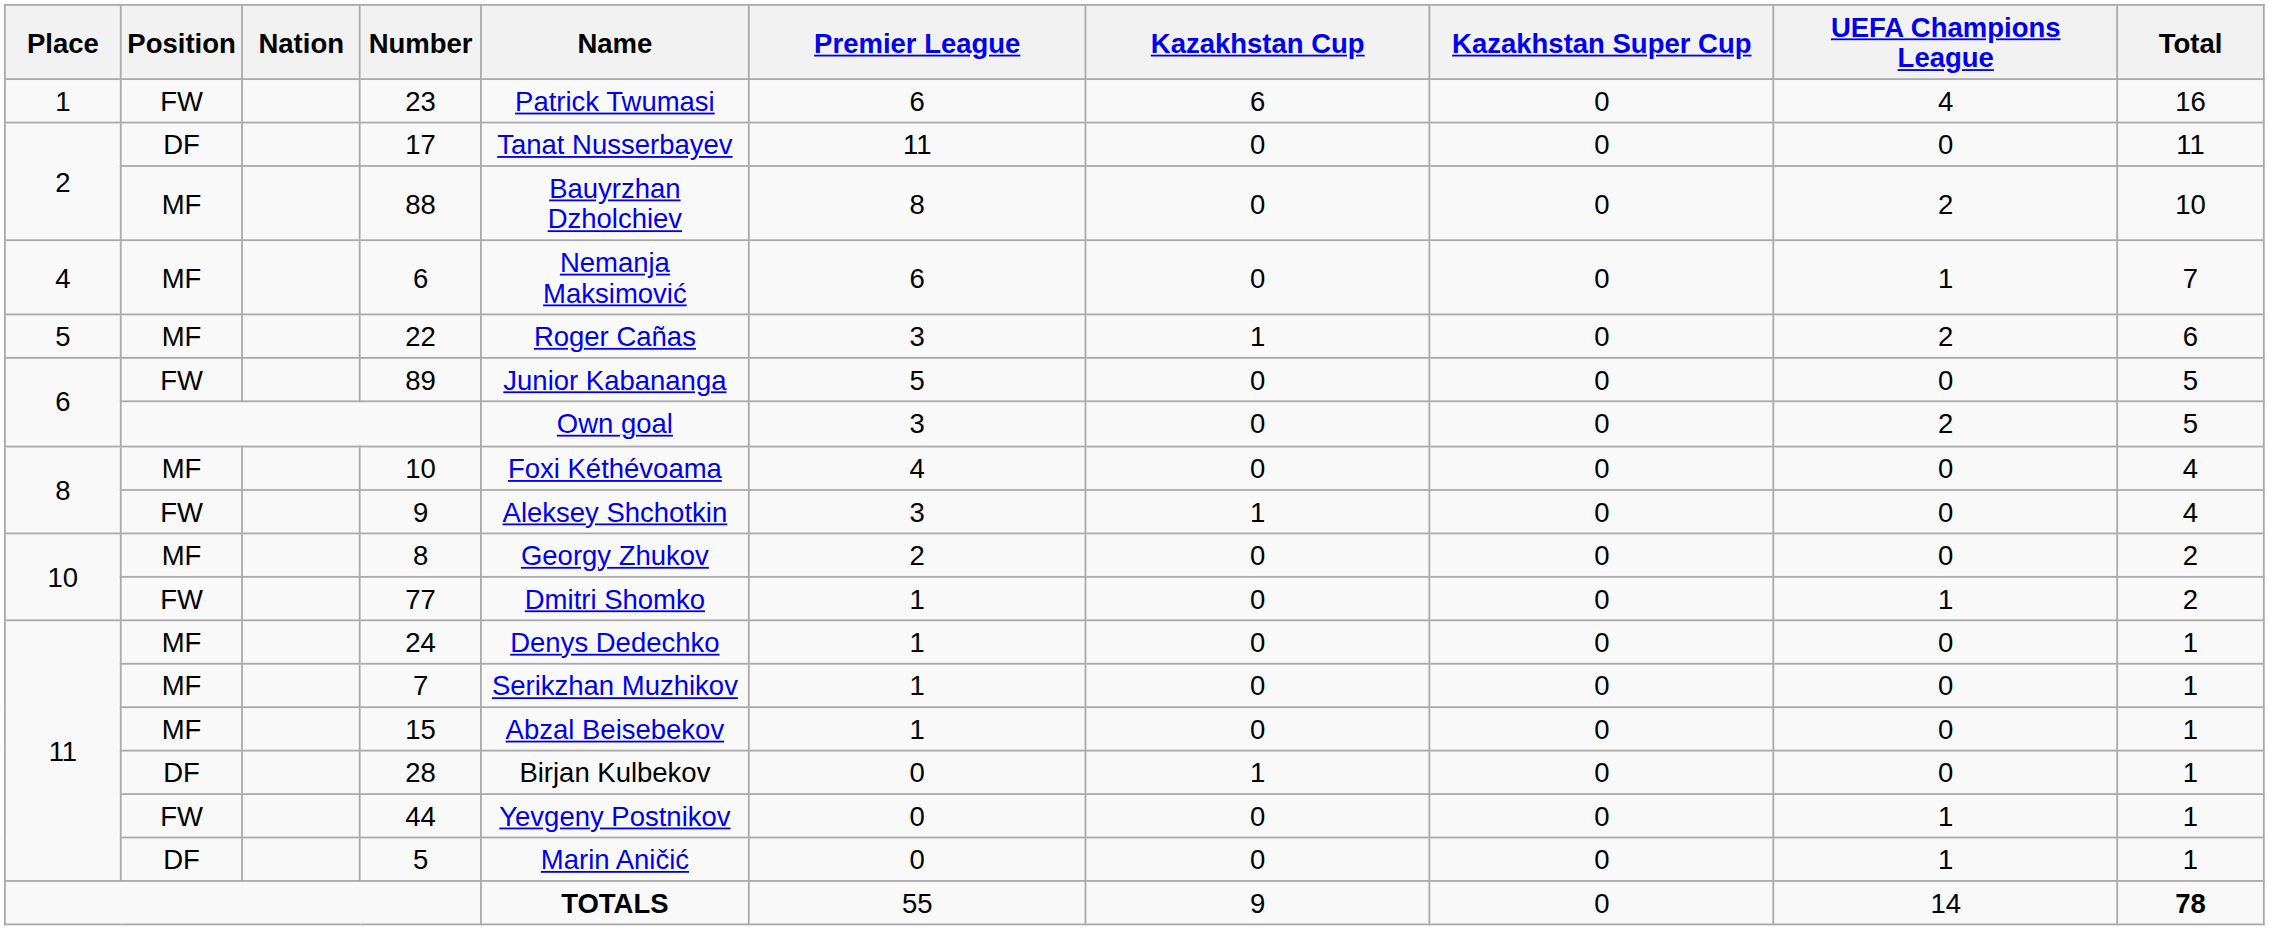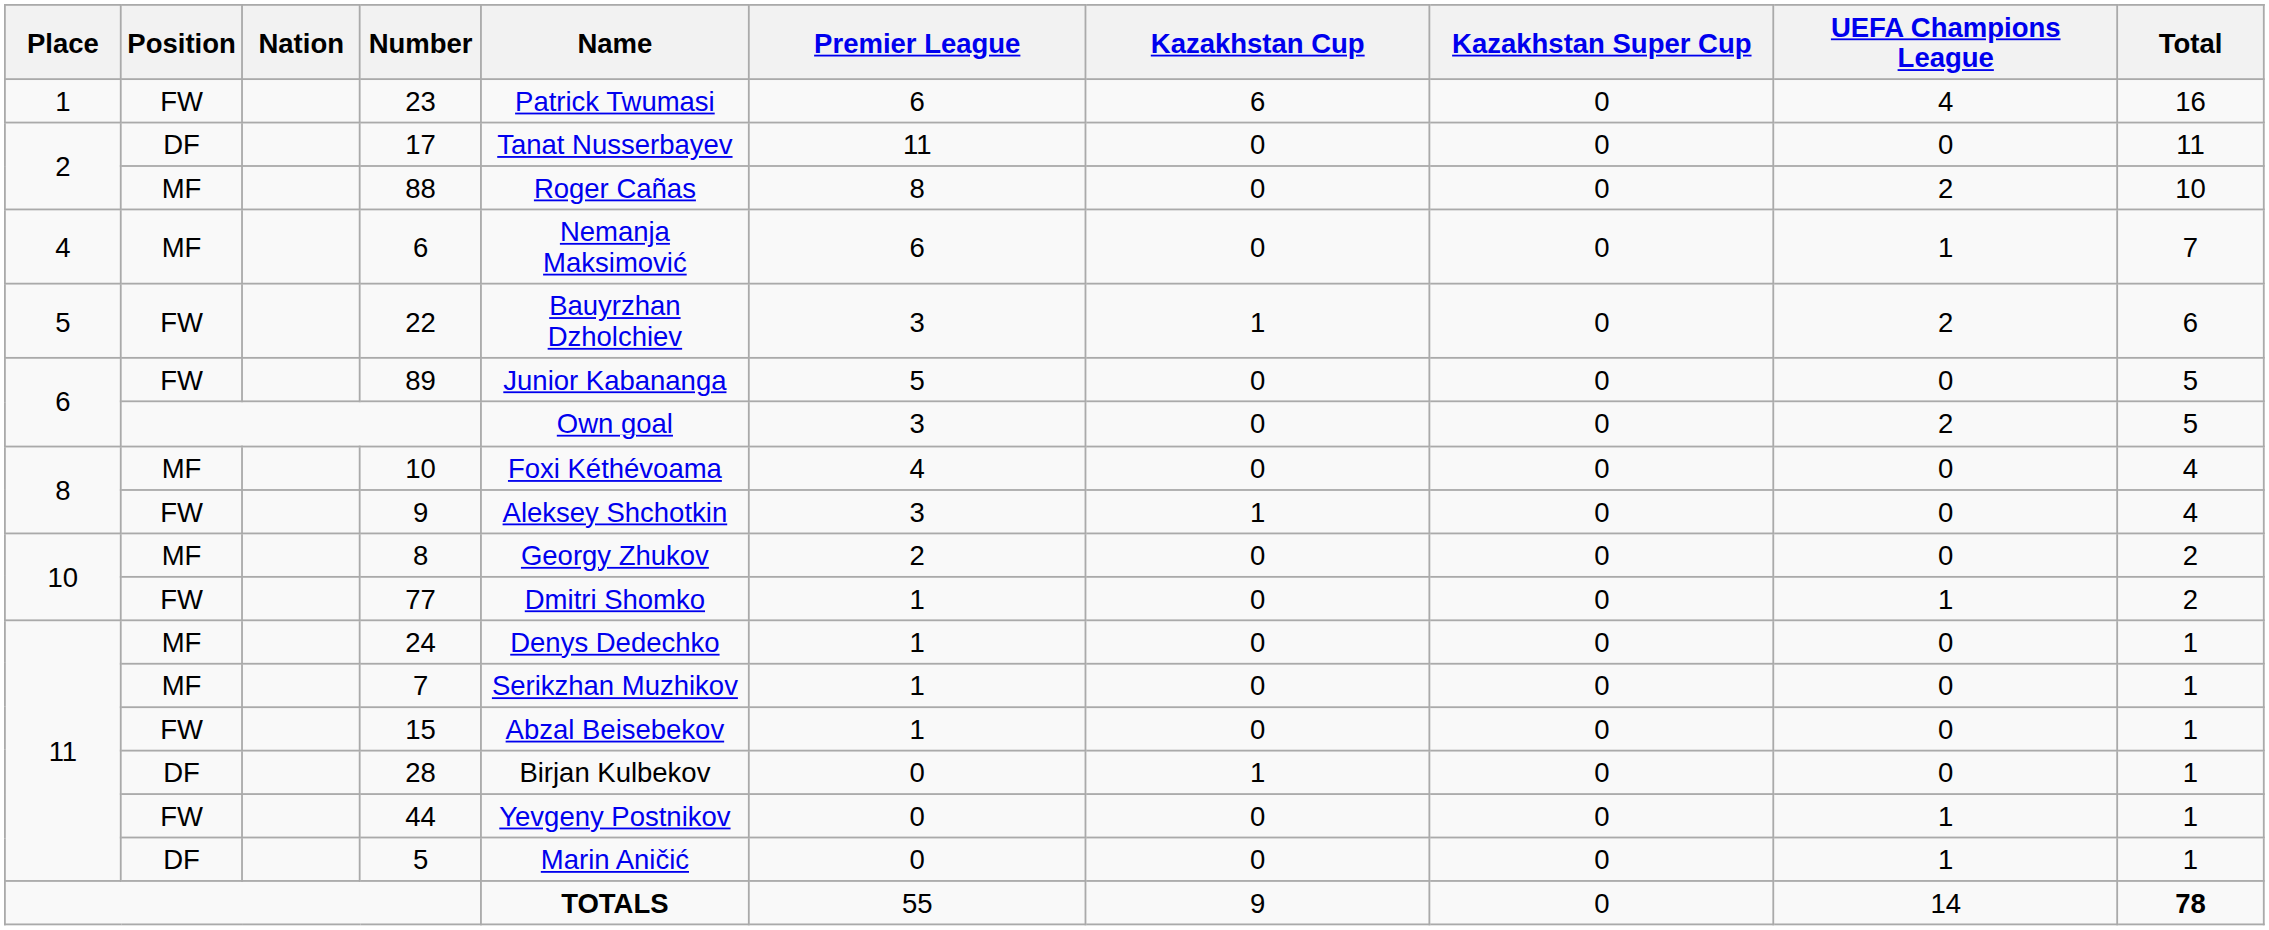(615, 204) Bauyrzhan Dzholchiev -> (615, 188) Roger Cañas
(182, 337) MF -> (182, 322) FW
(615, 337) Roger Cañas -> (615, 322) Bauyrzhan Dzholchiev
(182, 729) MF -> (182, 729) FW
